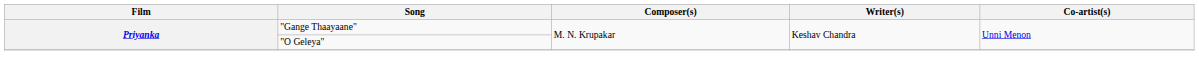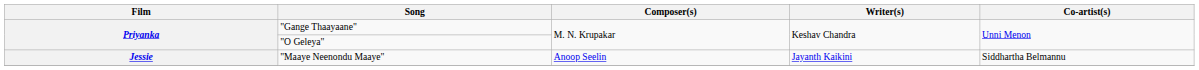+ row: (332, 57)
